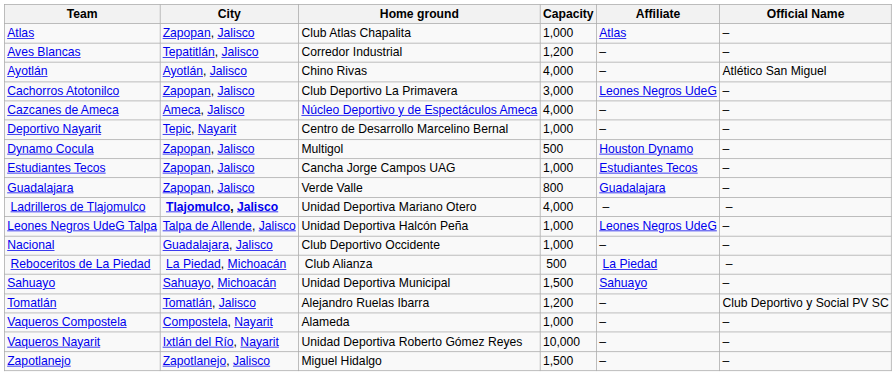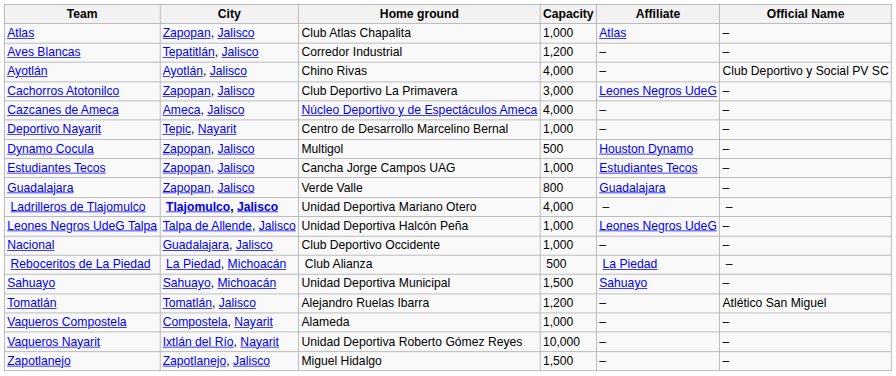(774, 71) Atlético San Miguel -> (806, 71) Club Deportivo y Social PV SC
(806, 303) Club Deportivo y Social PV SC -> (774, 303) Atlético San Miguel
